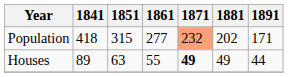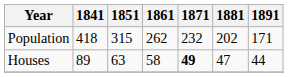(157, 38) 277 -> (157, 38) 262
(192, 38) lightsalmon background -> (192, 38) no background
(153, 60) 55 -> (153, 60) 58
(223, 60) 49 -> (223, 60) 47
